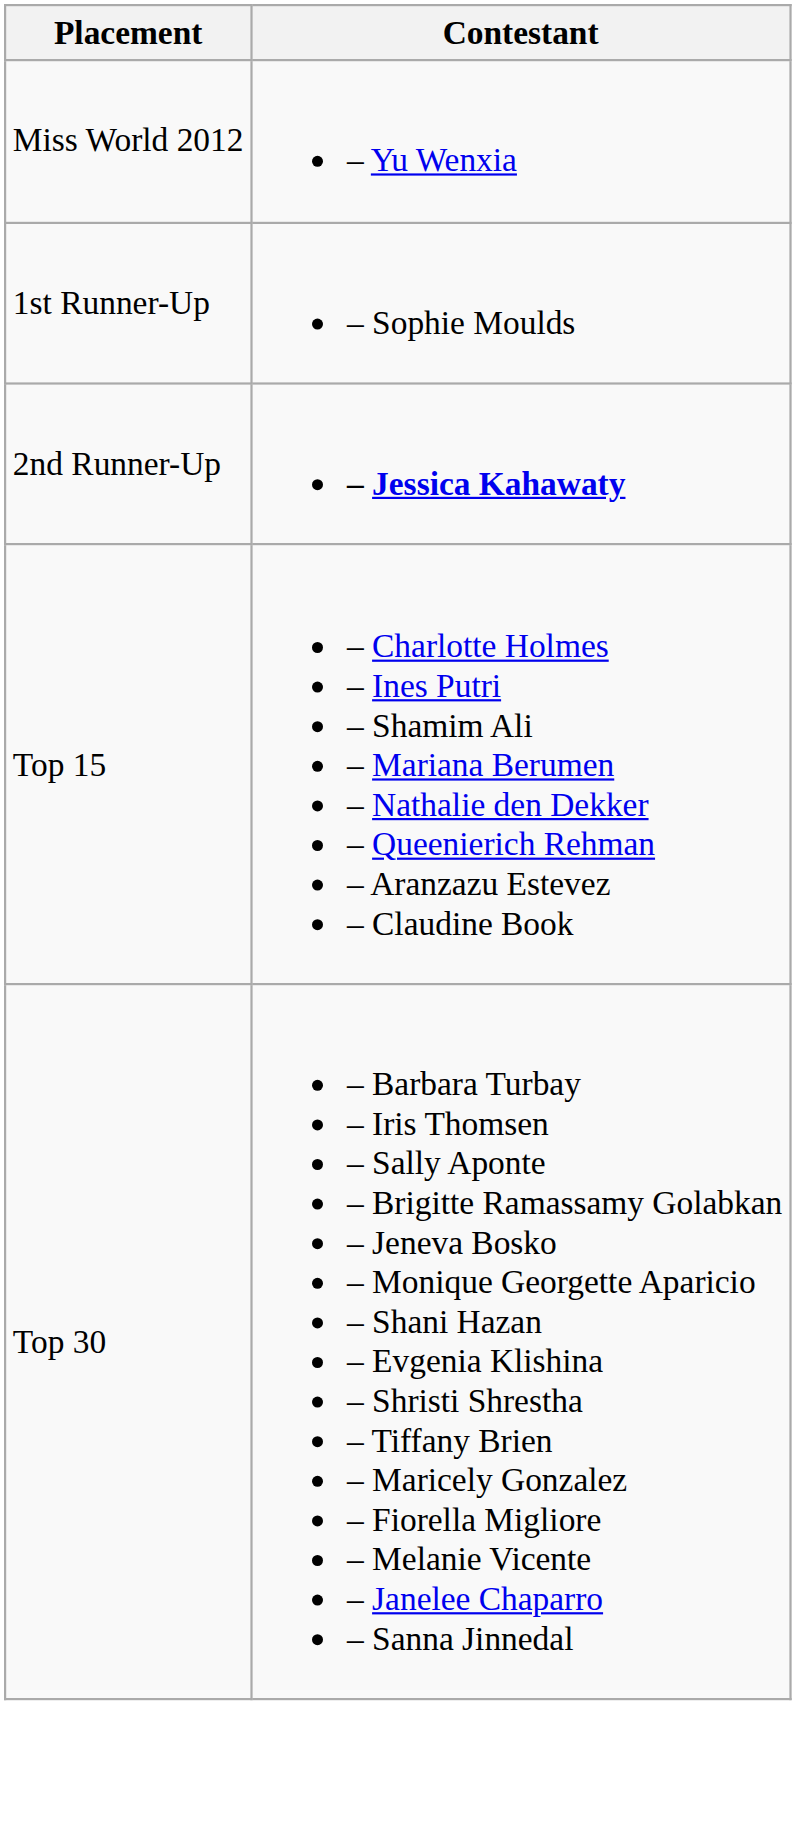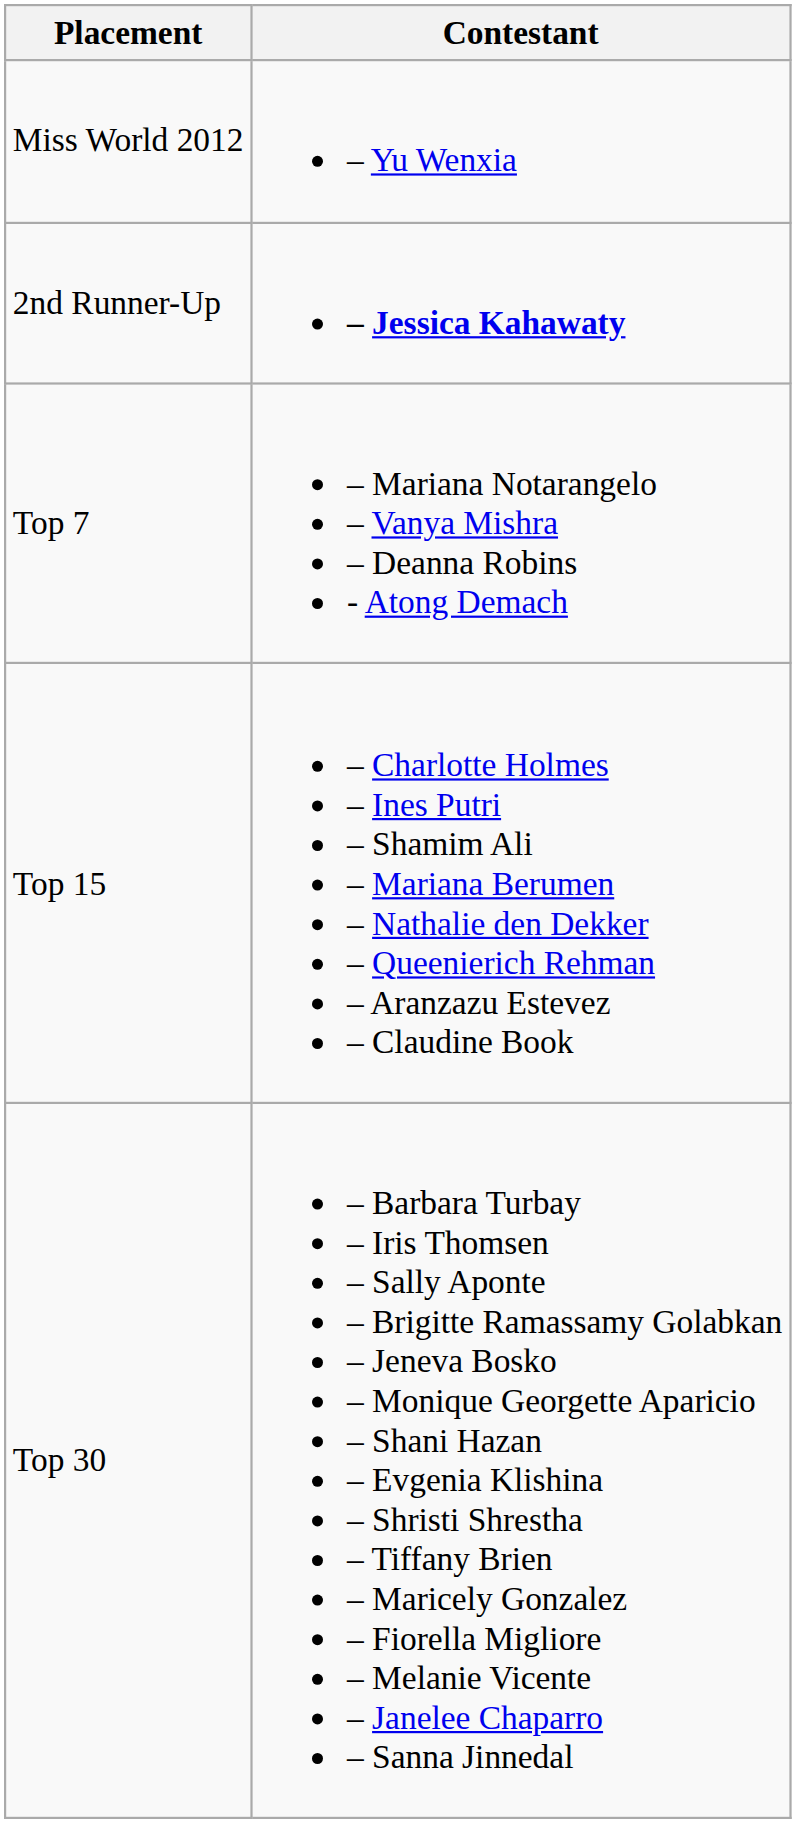- row: (111, 302)
+ row: (51, 523)
